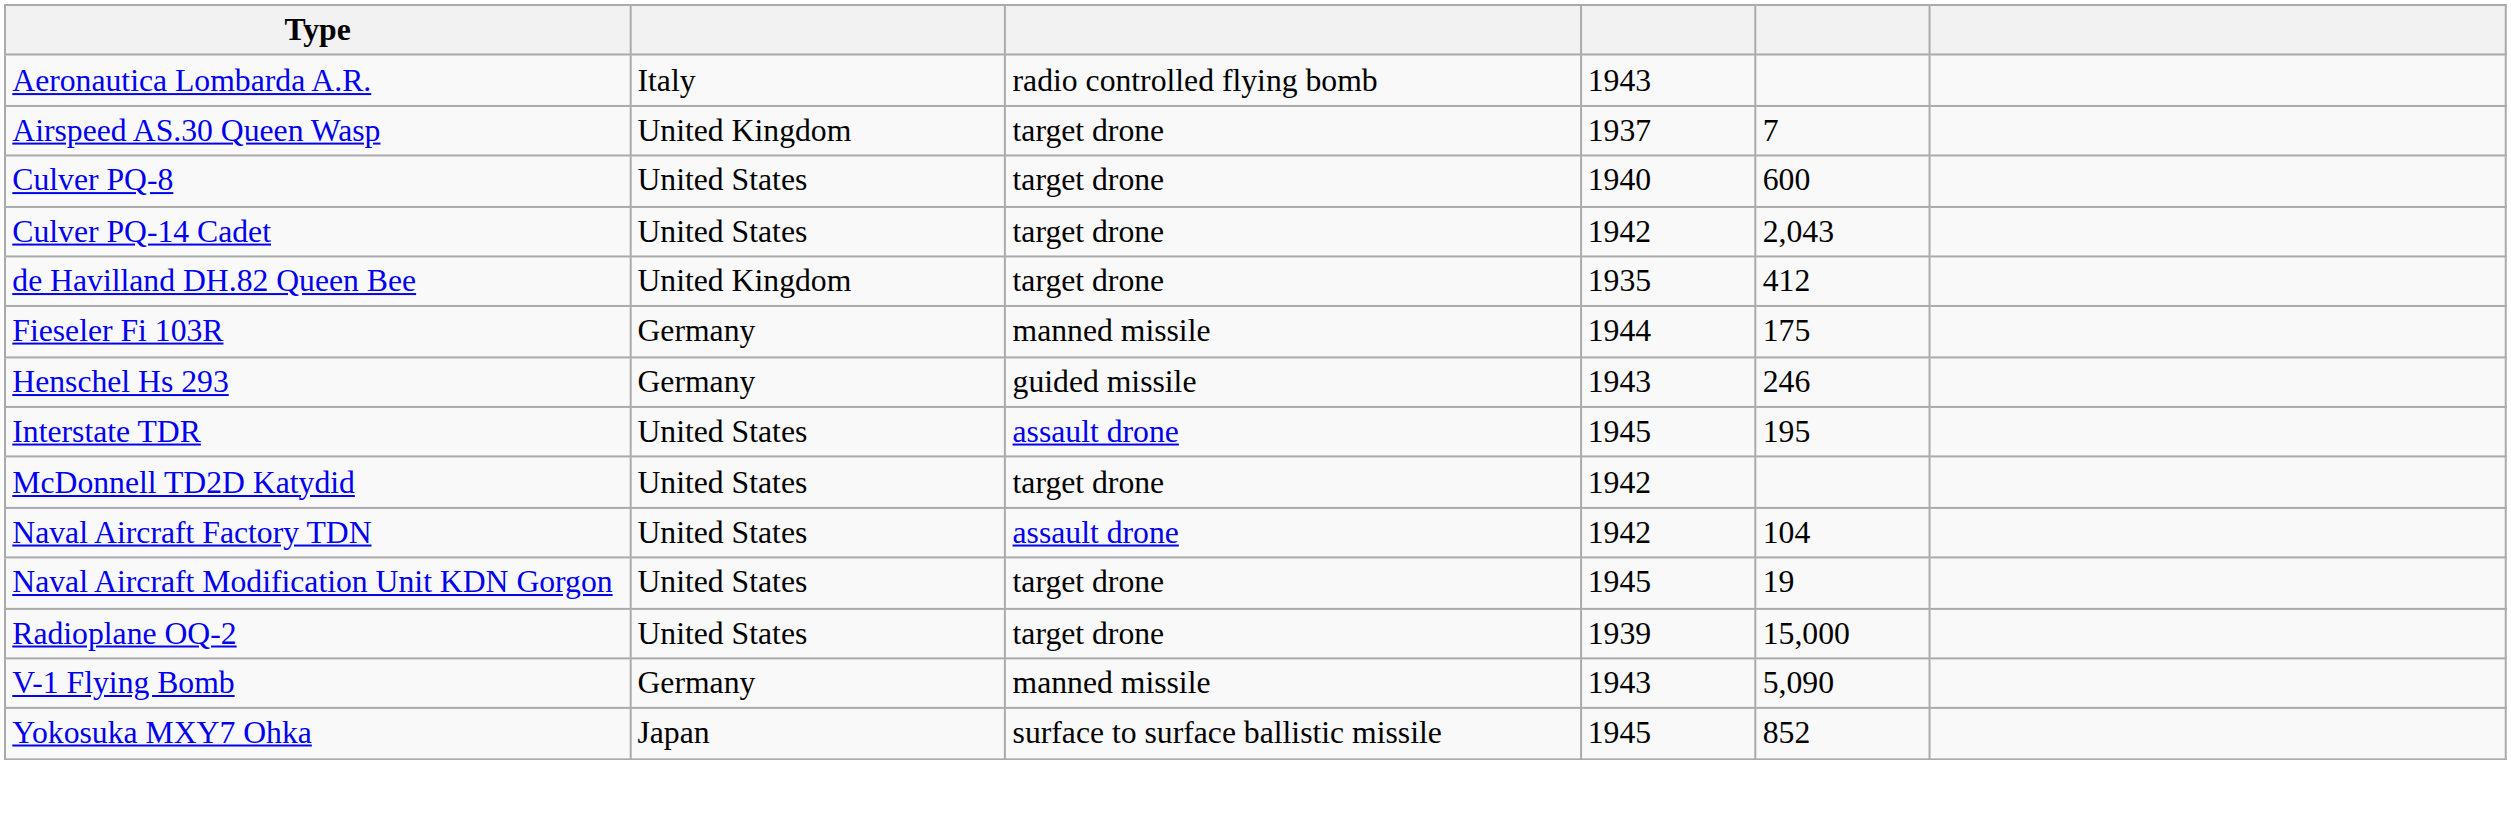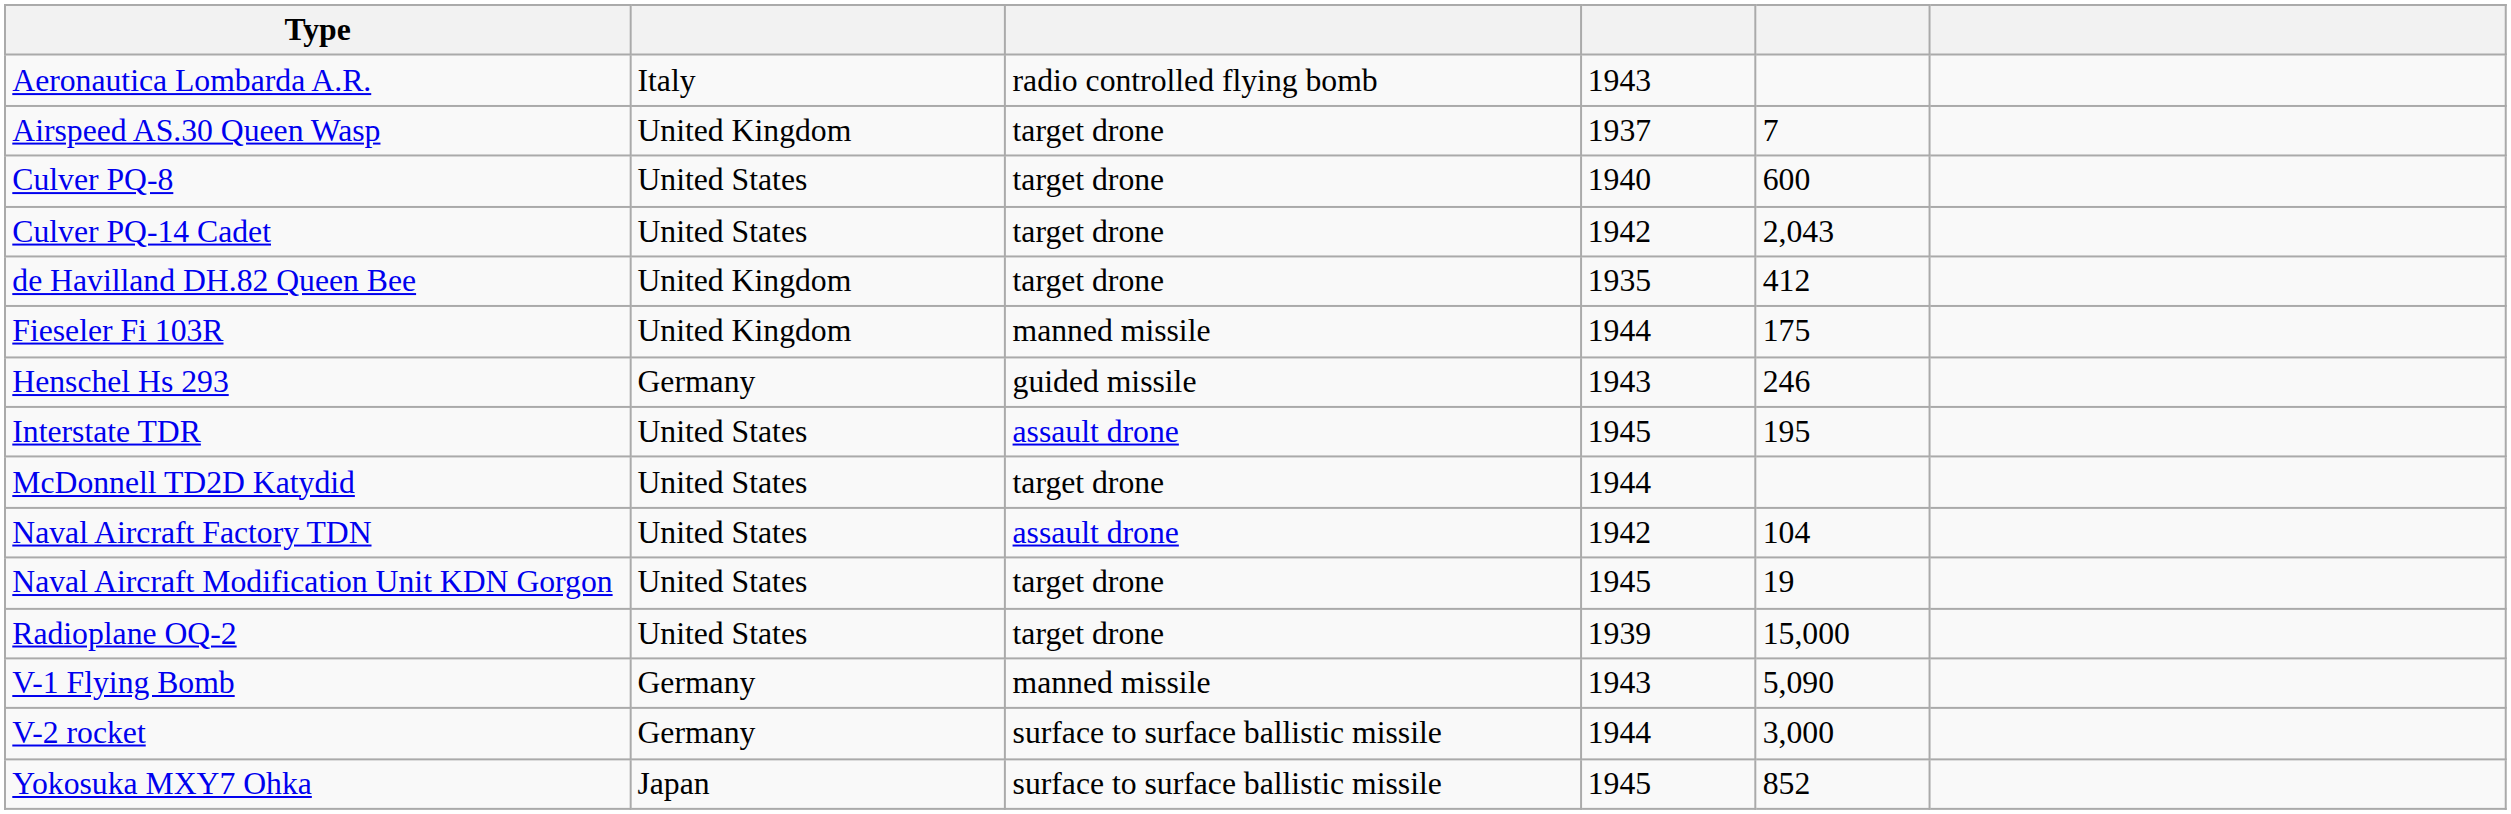(696, 331) Germany -> (744, 331) United Kingdom
(1619, 481) 1942 -> (1619, 481) 1944
+ row: (79, 733)
